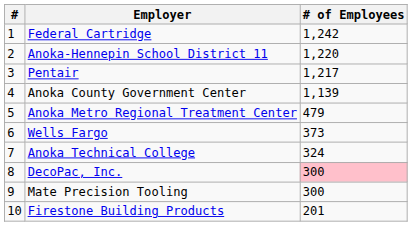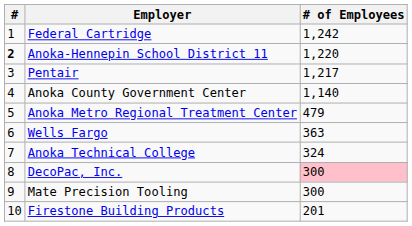(11, 54) normal -> (11, 54) bold
(321, 93) 1,139 -> (321, 93) 1,140
(314, 133) 373 -> (314, 133) 363
